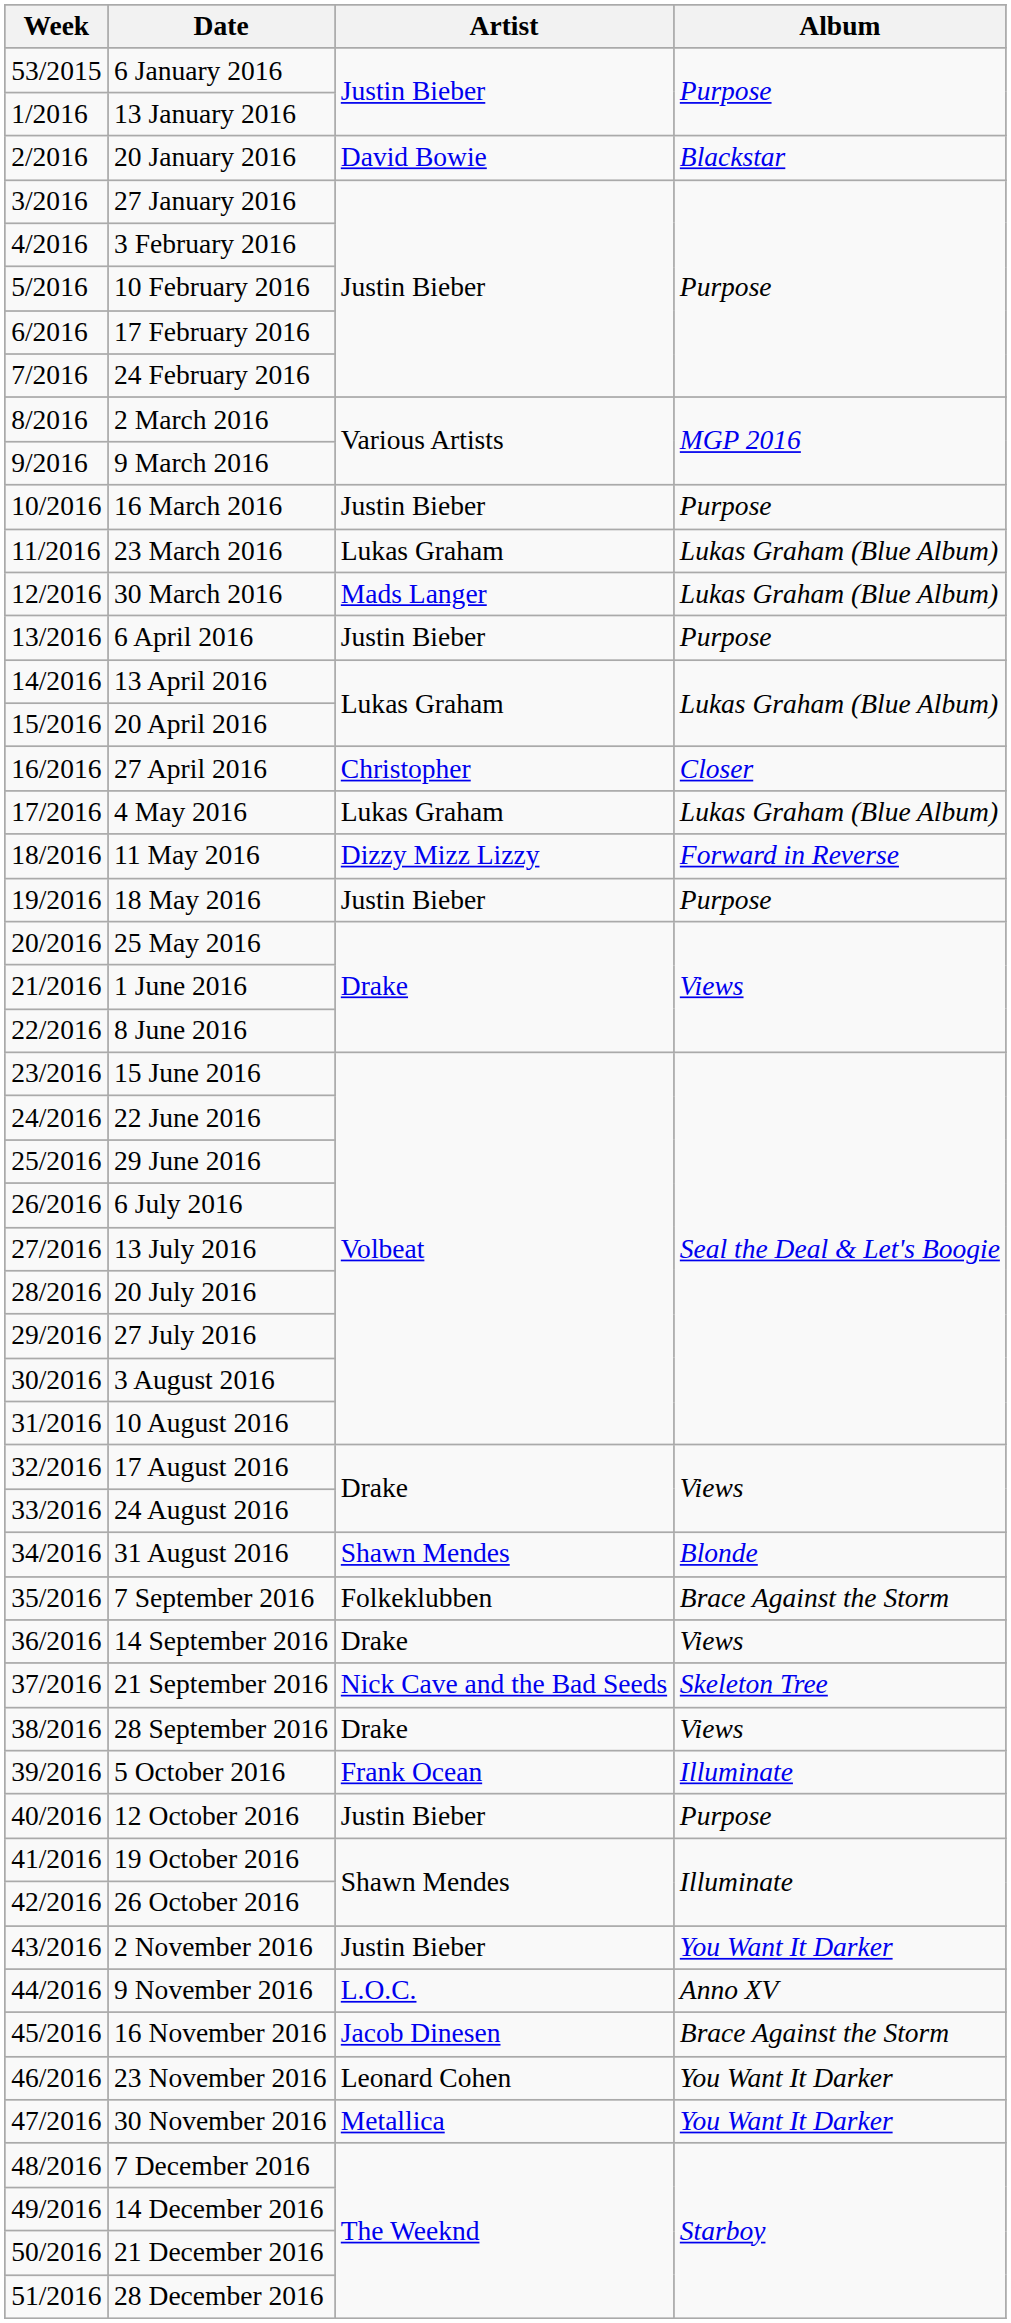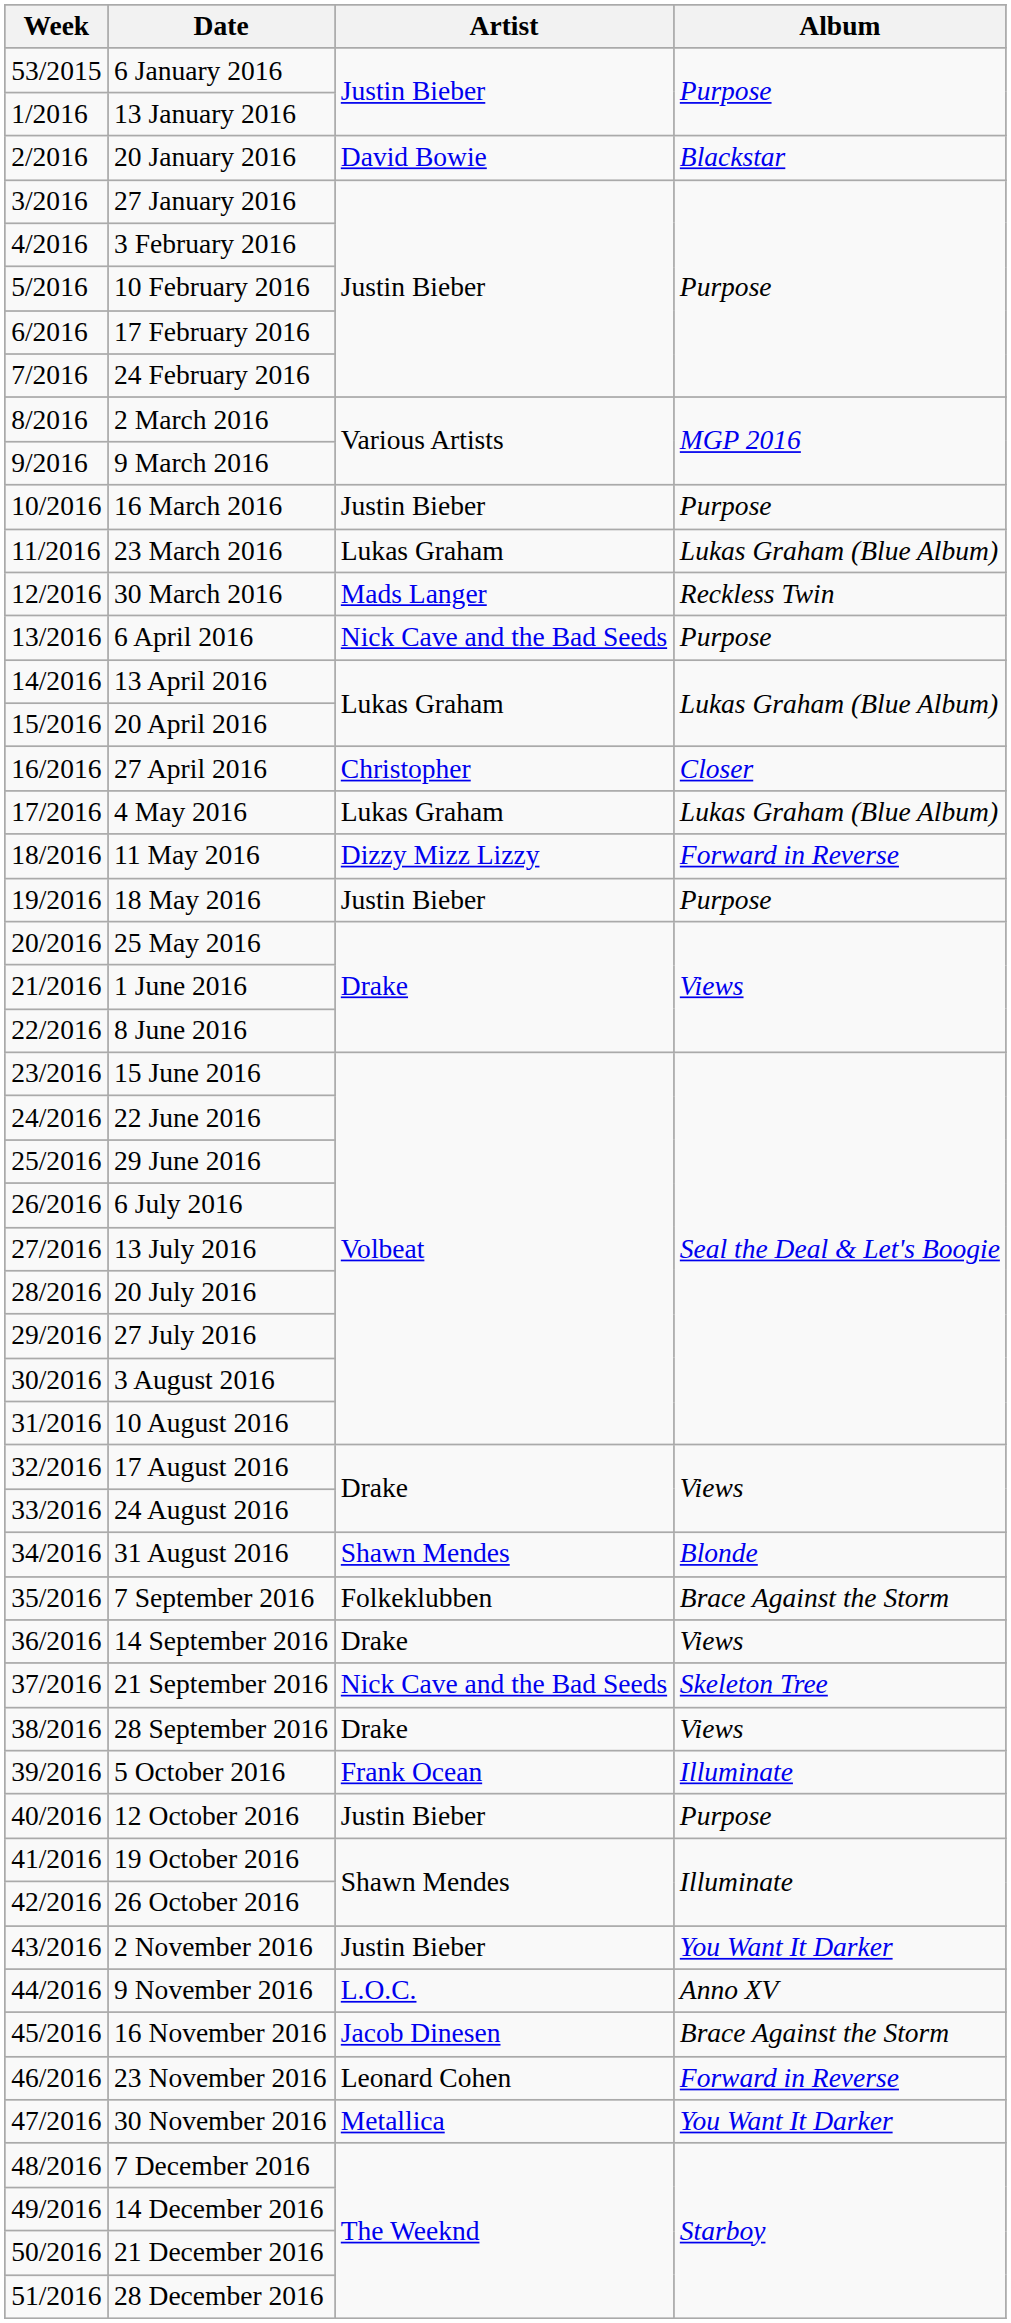(839, 593) Lukas Graham (Blue Album) -> (757, 593) Reckless Twin
(413, 637) Justin Bieber -> (504, 637) Nick Cave and the Bad Seeds
(786, 2077) You Want It Darker -> (789, 2077) Forward in Reverse
